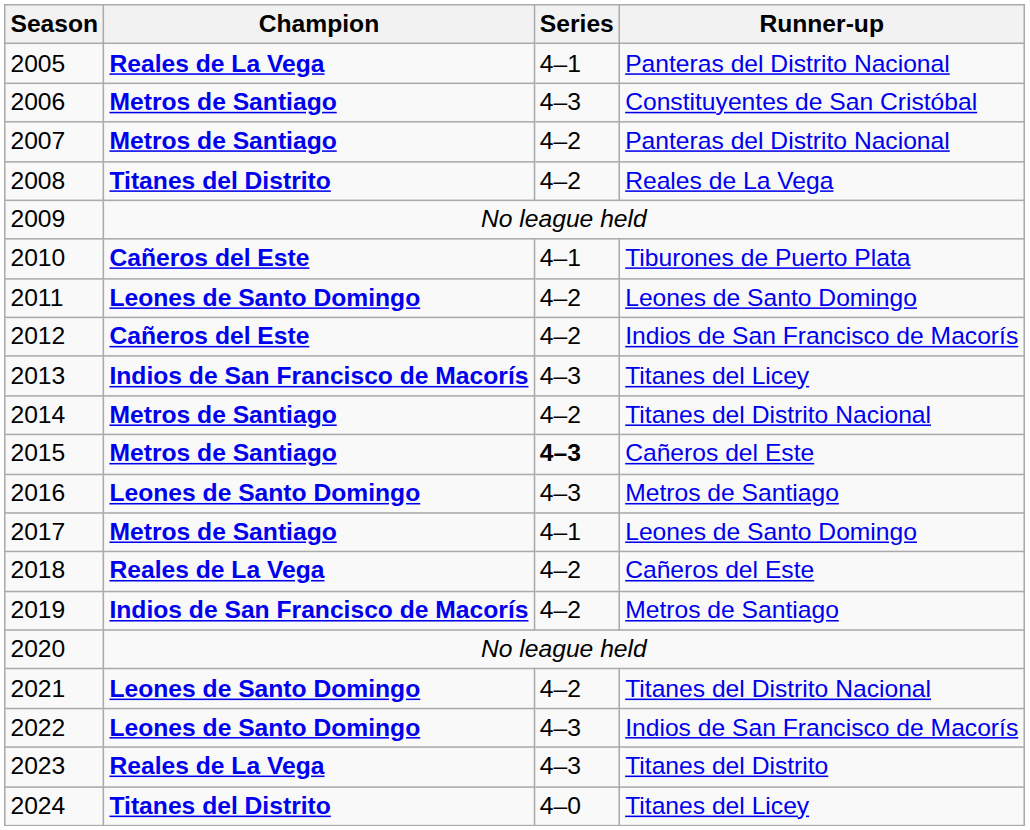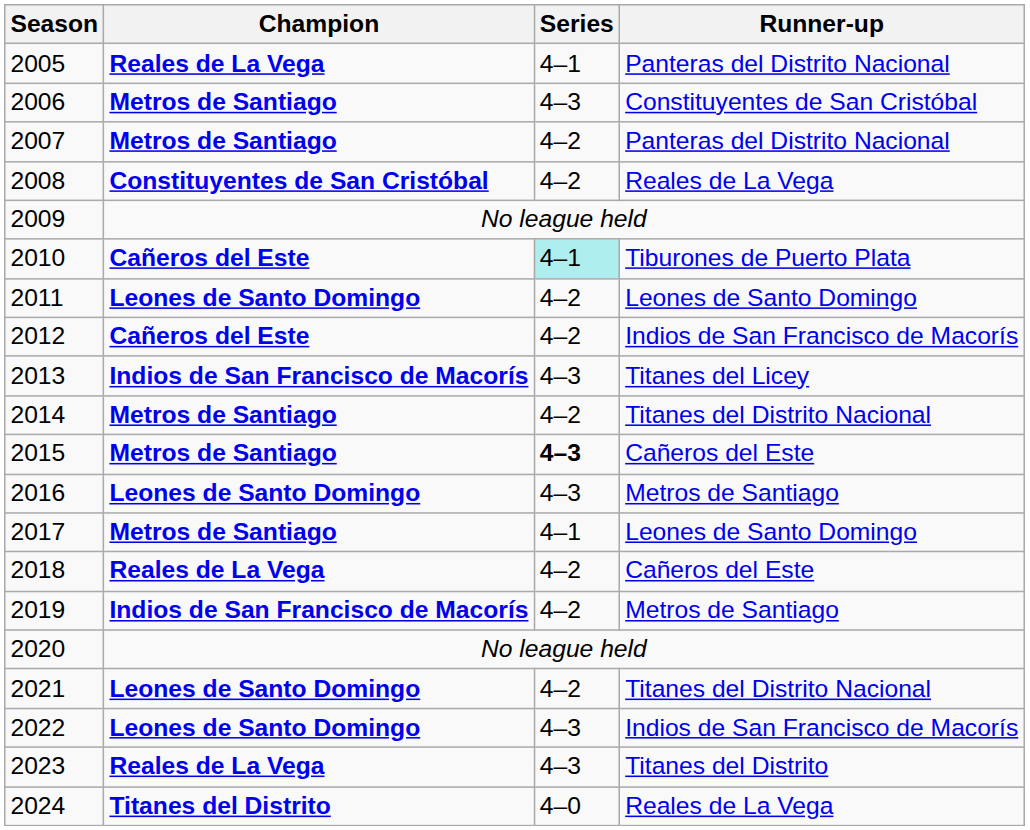(220, 180) Titanes del Distrito -> (299, 180) Constituyentes de San Cristóbal
(560, 258) no background -> (560, 258) paleturquoise background
(717, 805) Titanes del Licey -> (729, 805) Reales de La Vega
